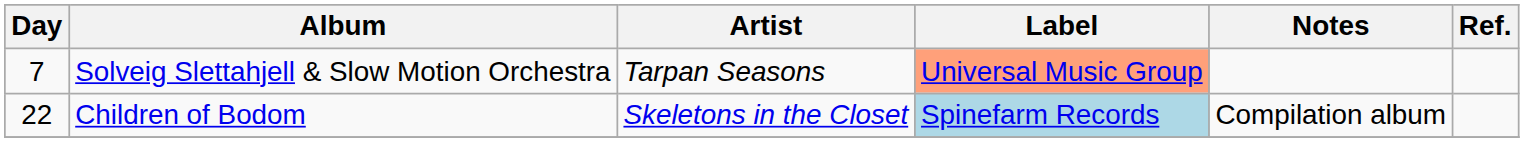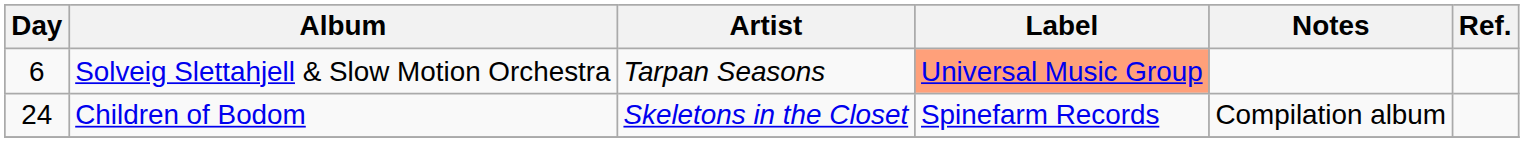(37, 70) 7 -> (37, 70) 6
(37, 114) 22 -> (37, 114) 24
(1040, 114) lightblue background -> (1040, 114) no background
